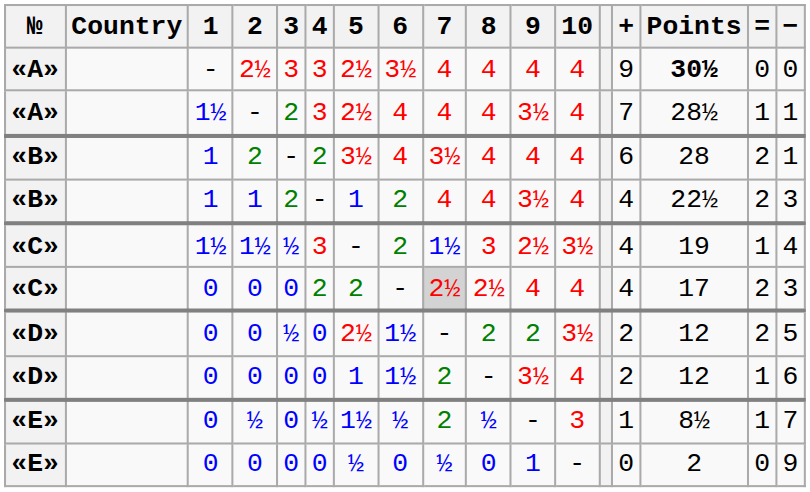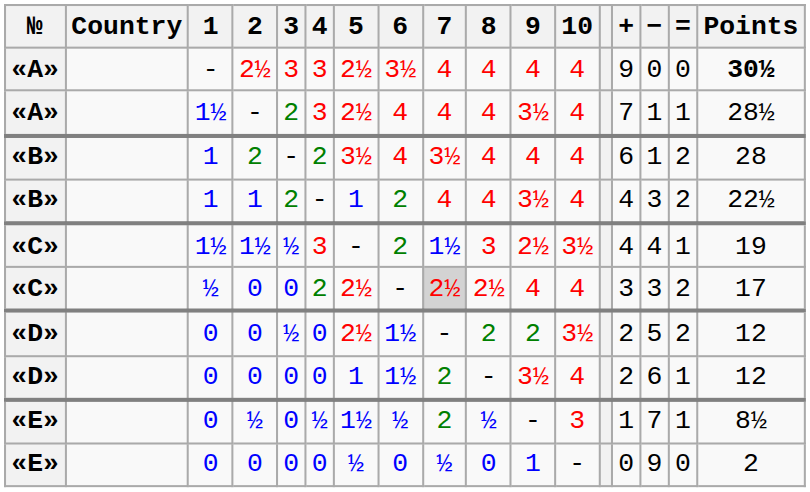columns swapped: (791, 27) <-> (694, 27)
(211, 289) 0 -> (211, 289) ½
(356, 289) 2 -> (356, 289) 2½
(626, 289) 4 -> (626, 289) 3
